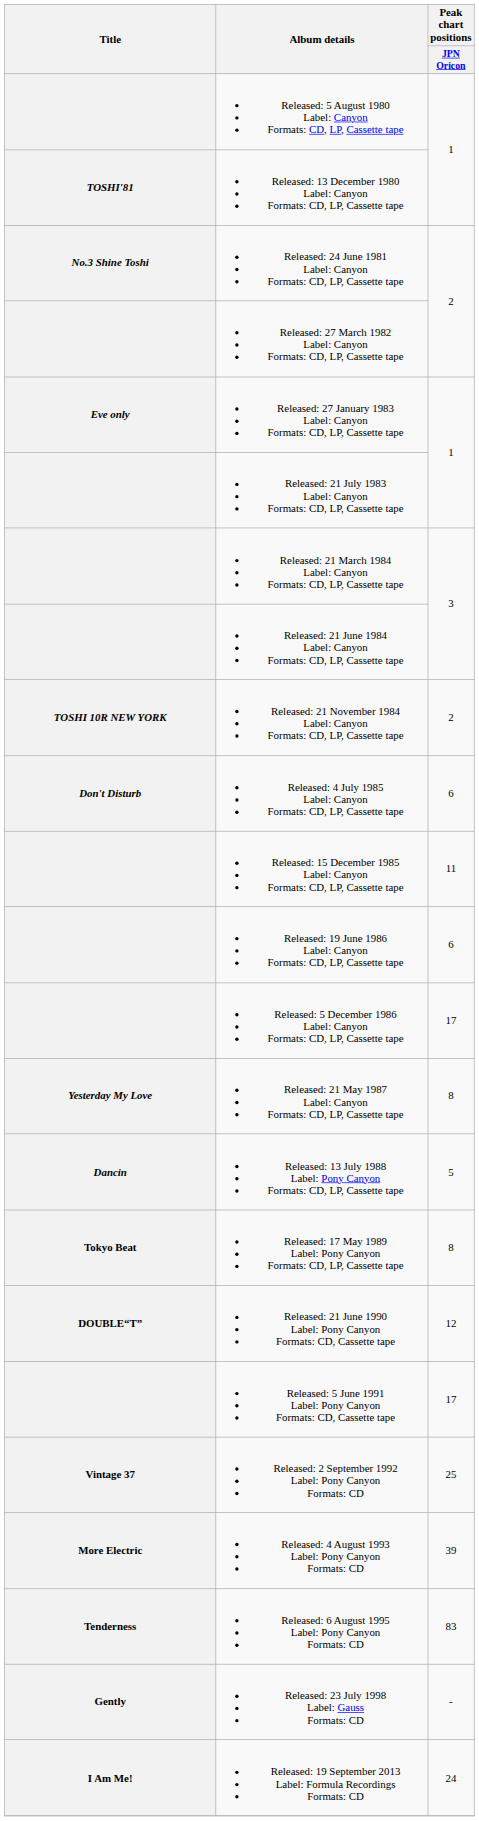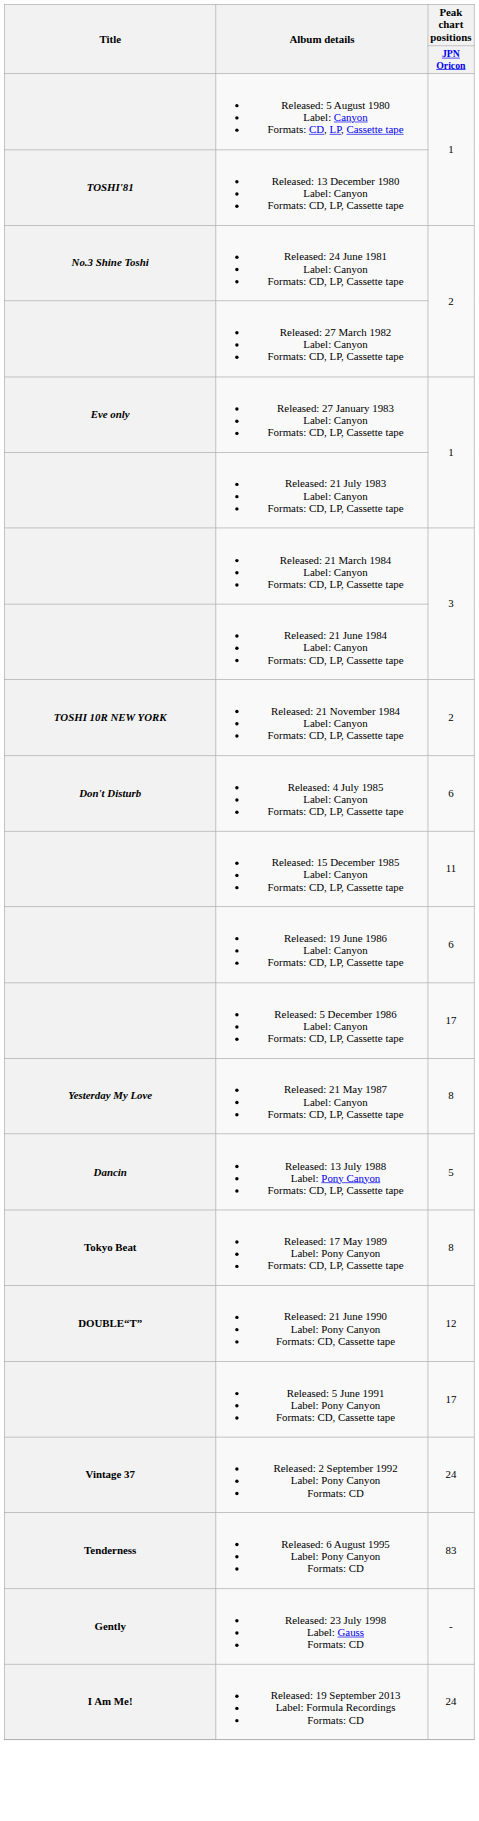(451, 1475) 25 -> (451, 1475) 24
- row: (322, 1557)
